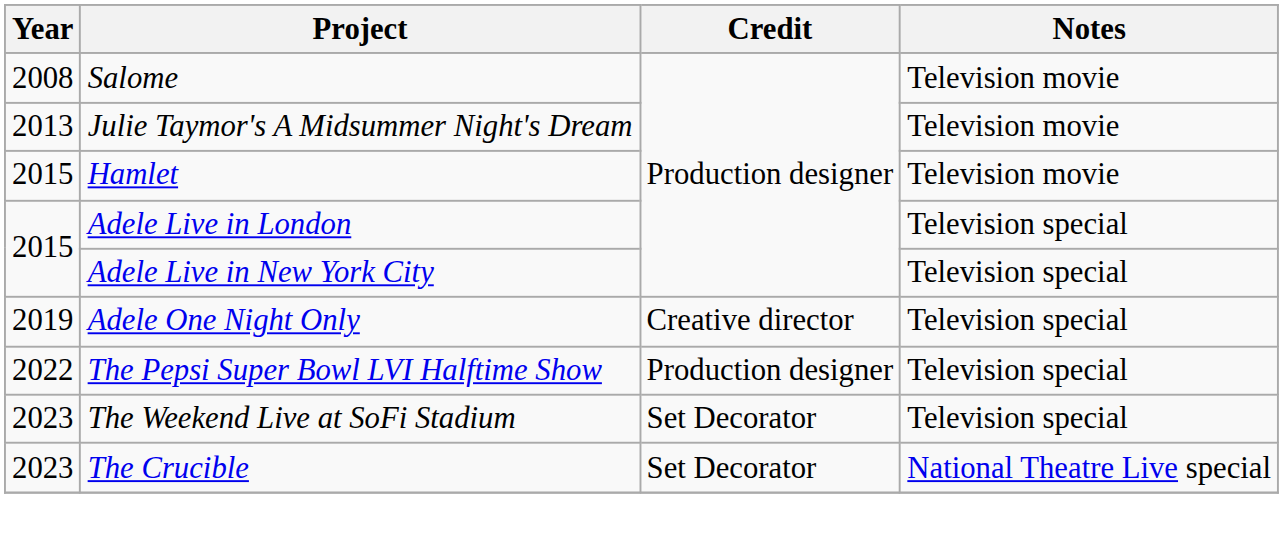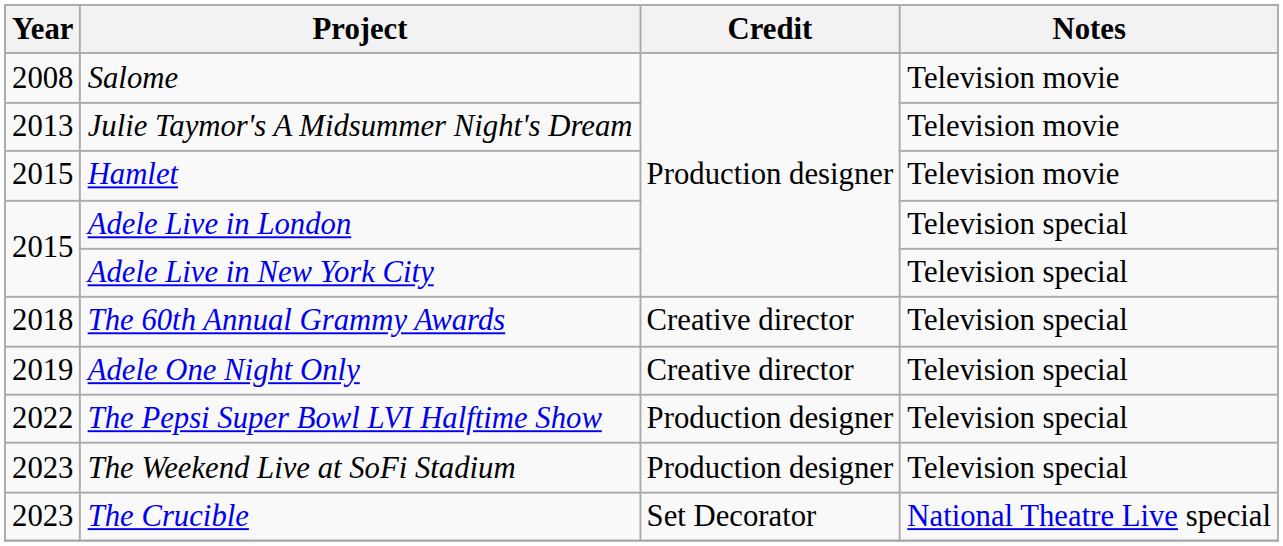+ row: (296, 321)
(731, 418) Set Decorator -> (770, 467) Production designer
